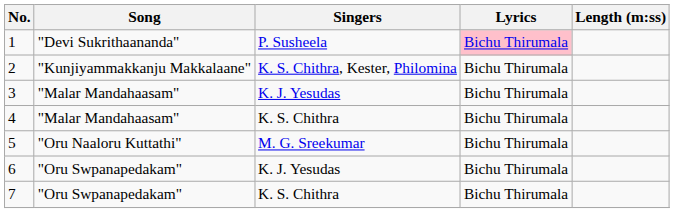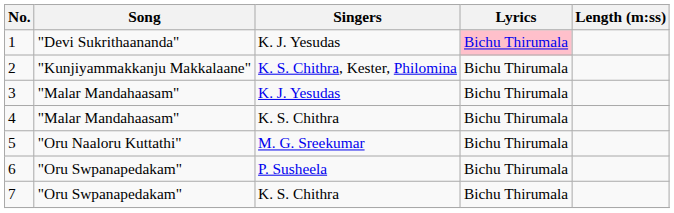(293, 42) P. Susheela -> (299, 42) K. J. Yesudas
(299, 169) K. J. Yesudas -> (293, 169) P. Susheela
